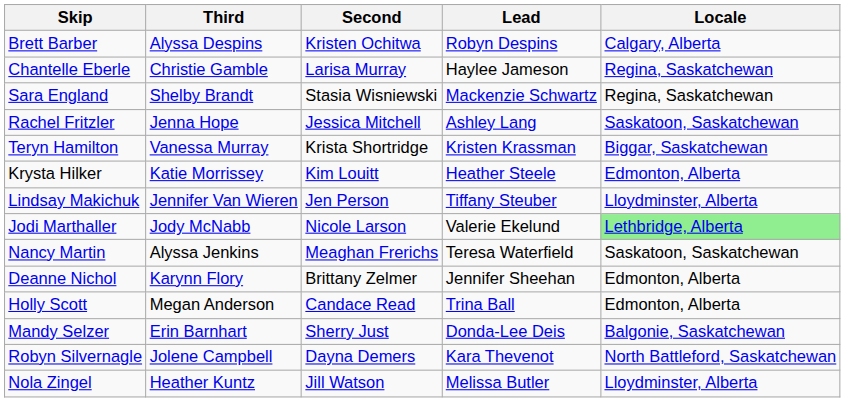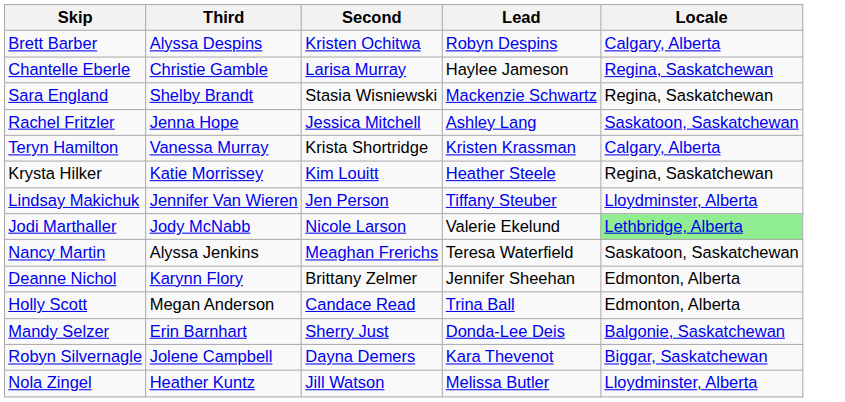(686, 148) Biggar, Saskatchewan -> (663, 148) Calgary, Alberta
(672, 174) Edmonton, Alberta -> (689, 174) Regina, Saskatchewan
(720, 357) North Battleford, Saskatchewan -> (686, 357) Biggar, Saskatchewan
